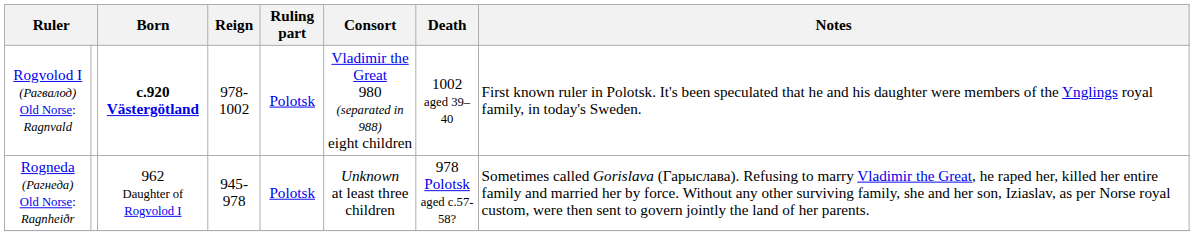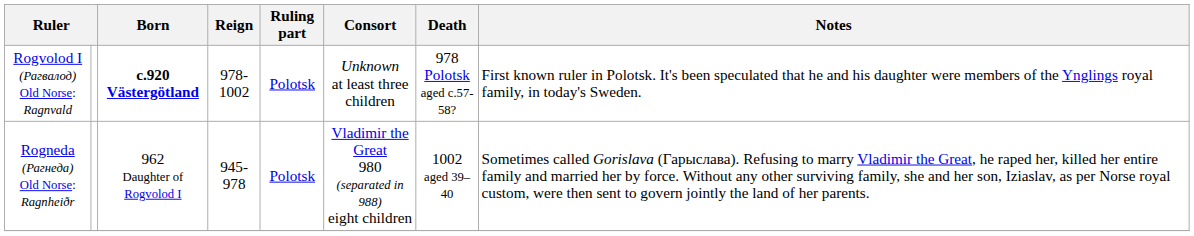(370, 100) Vladimir the Great 980 (separated in 988) eight children -> (370, 83) Unknown at least three children
(447, 100) 1002 aged 39–40 -> (447, 83) 978 Polotsk aged c.57-58?
(370, 193) Unknown at least three children -> (370, 175) Vladimir the Great 980 (separated in 988) eight children
(447, 193) 978 Polotsk aged c.57-58? -> (447, 175) 1002 aged 39–40
